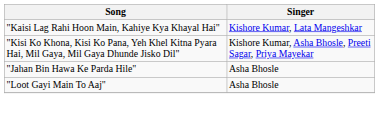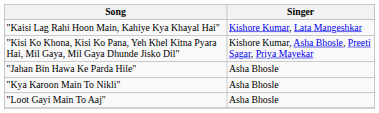+ row: (64, 85)
